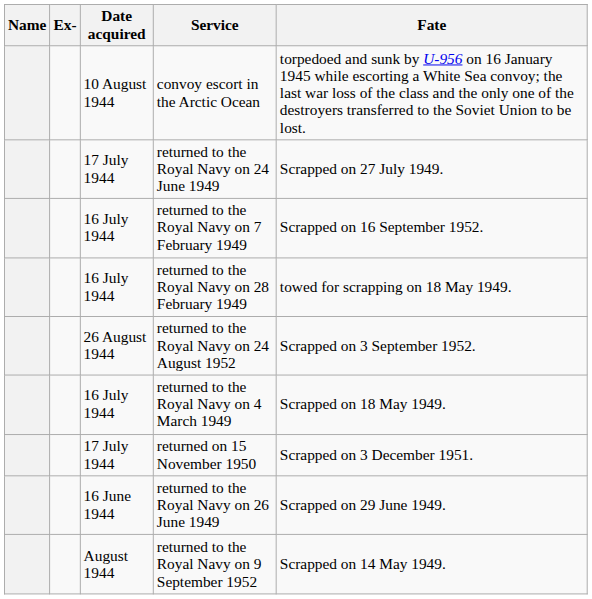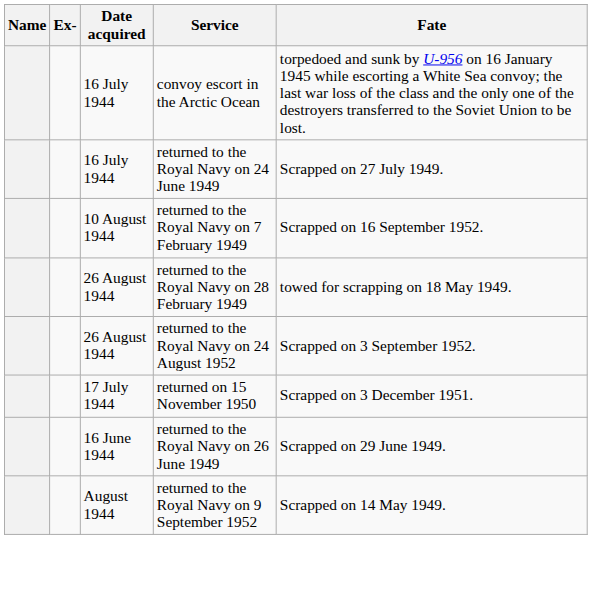(115, 92) 10 August 1944 -> (106, 92) 16 July 1944
(106, 169) 17 July 1944 -> (106, 169) 16 July 1944
(106, 227) 16 July 1944 -> (115, 227) 10 August 1944
(106, 286) 16 July 1944 -> (115, 286) 26 August 1944
- row: (209, 404)
